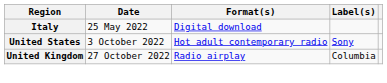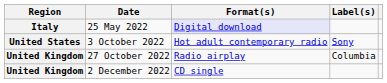(218, 27) no background -> (218, 27) lavender background
+ row: (129, 71)
